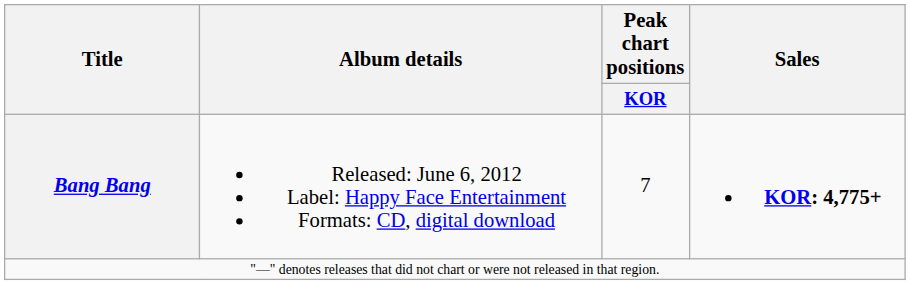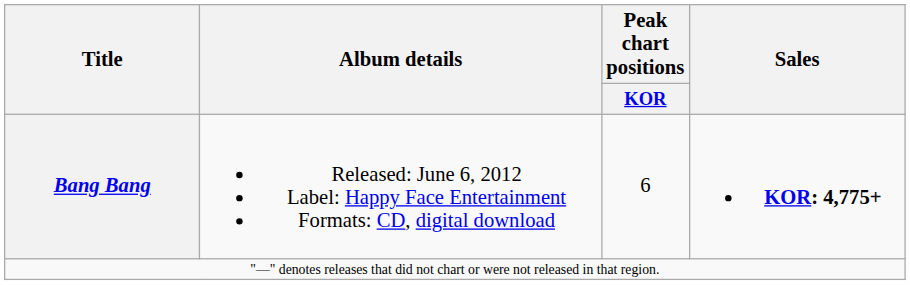(645, 186) 7 -> (645, 186) 6
